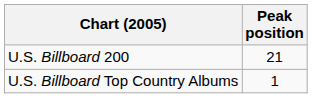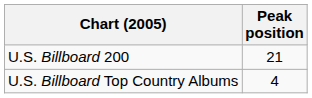(275, 81) 1 -> (275, 81) 4
